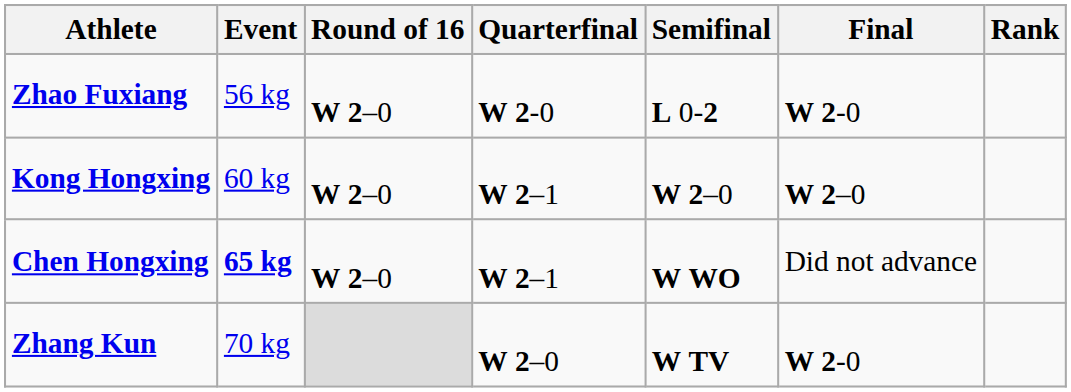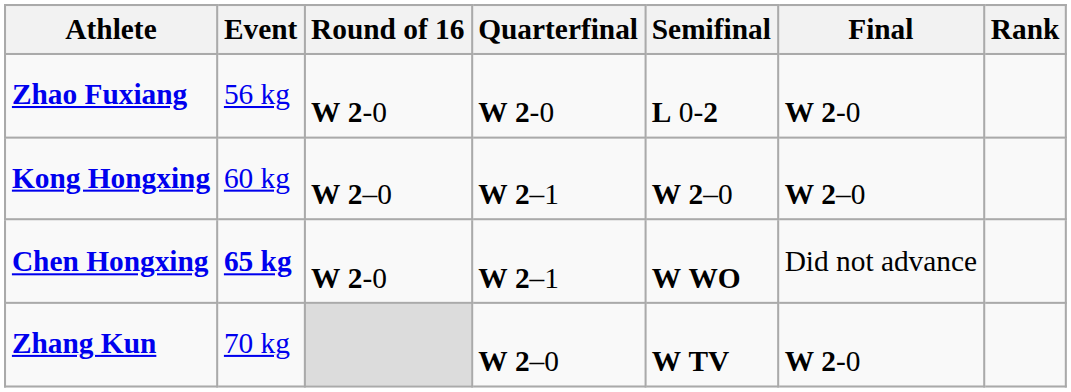(351, 112) W 2–0 -> (349, 112) W 2-0
(351, 278) W 2–0 -> (349, 278) W 2-0
